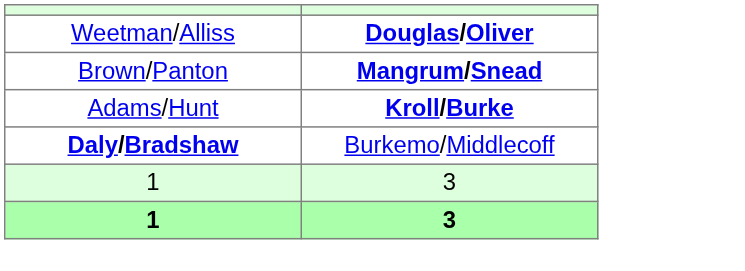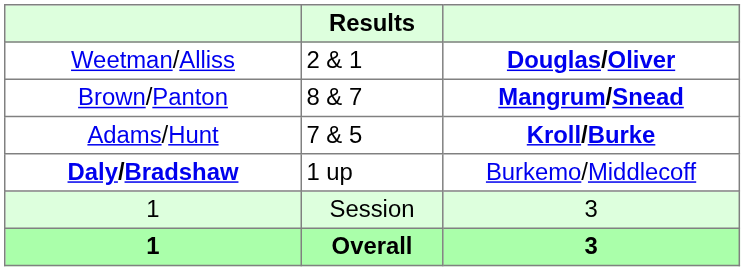+ column: (372, 23)
